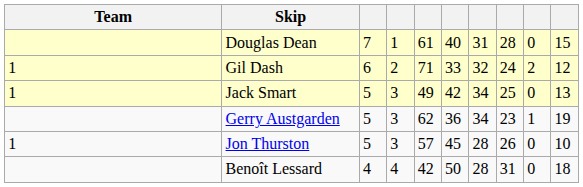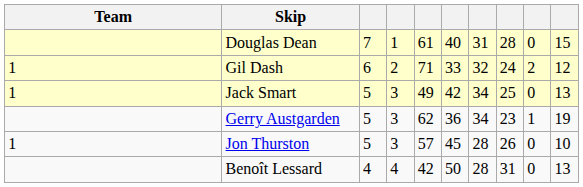(563, 169) 18 -> (563, 169) 13
